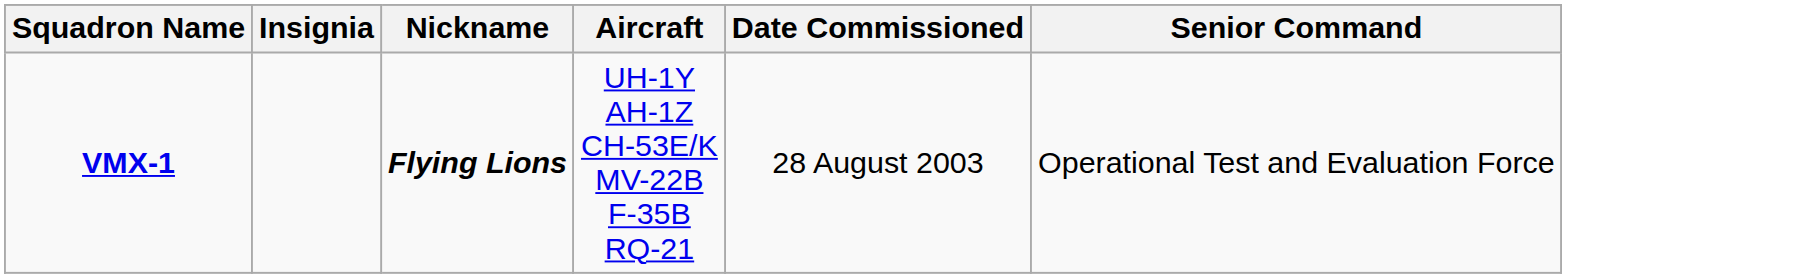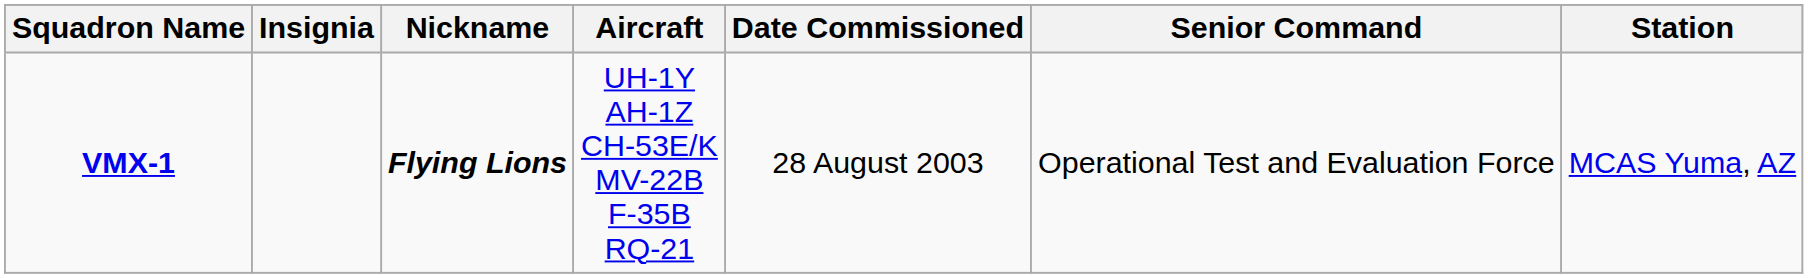+ column: (1682, 28)
